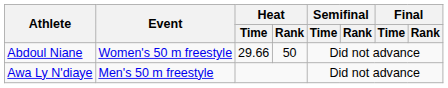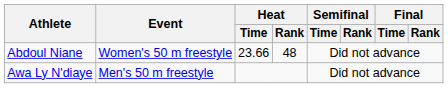(254, 53) 29.66 -> (254, 53) 23.66
(290, 53) 50 -> (290, 53) 48
